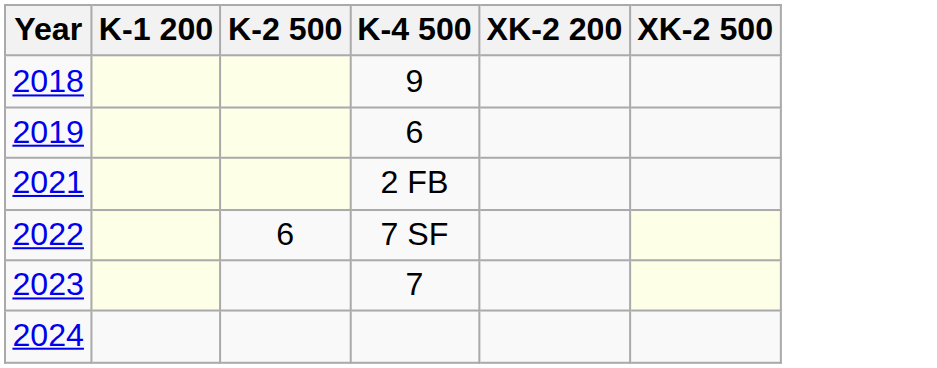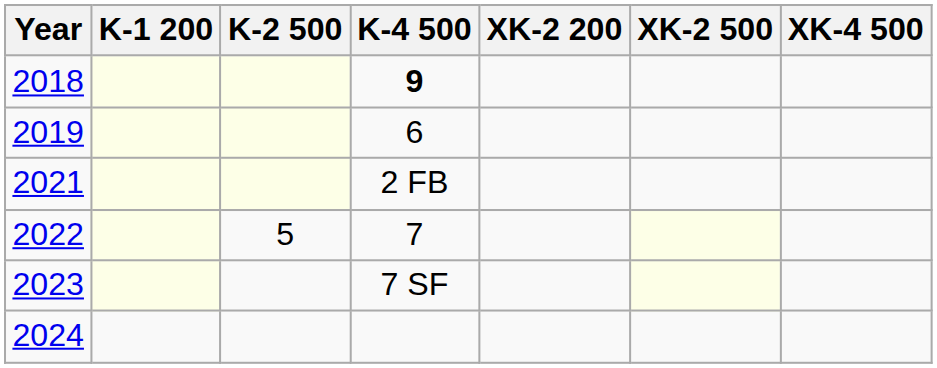+ column: (856, 30)
(414, 81) normal -> (414, 81) bold
(285, 234) 6 -> (285, 234) 5
(414, 234) 7 SF -> (414, 234) 7
(414, 285) 7 -> (414, 285) 7 SF
